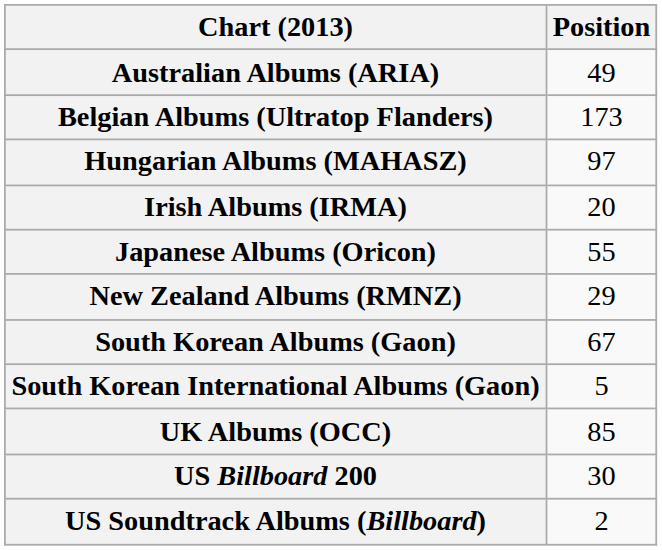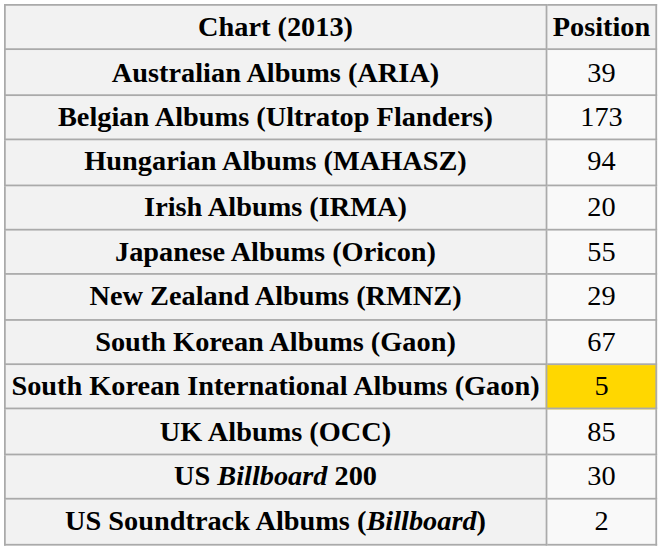(601, 71) 49 -> (601, 71) 39
(601, 161) 97 -> (601, 161) 94
(601, 386) no background -> (601, 386) gold background
